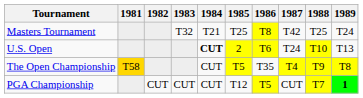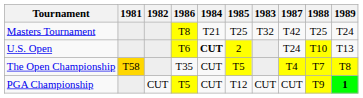columns swapped: (184, 13) <-> (265, 13)
(318, 66) T9 -> (318, 66) T7
(318, 84) T7 -> (318, 84) T9
